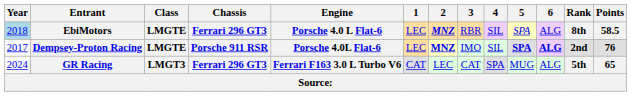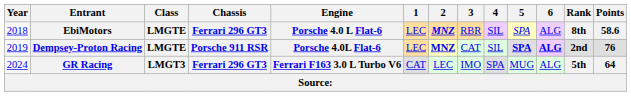(17, 30) lightblue background -> (17, 30) no background
(610, 30) 58.5 -> (610, 30) 58.6
(17, 48) 2017 -> (17, 48) 2019
(471, 48) IMO -> (471, 48) CAT
(471, 65) CAT -> (471, 65) IMO
(610, 65) 65 -> (610, 65) 64
